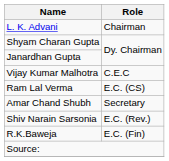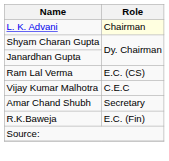(125, 27) no background -> (125, 27) lightyellow background
rows swapped: (52, 73) <-> (40, 88)
- row: (52, 118)
